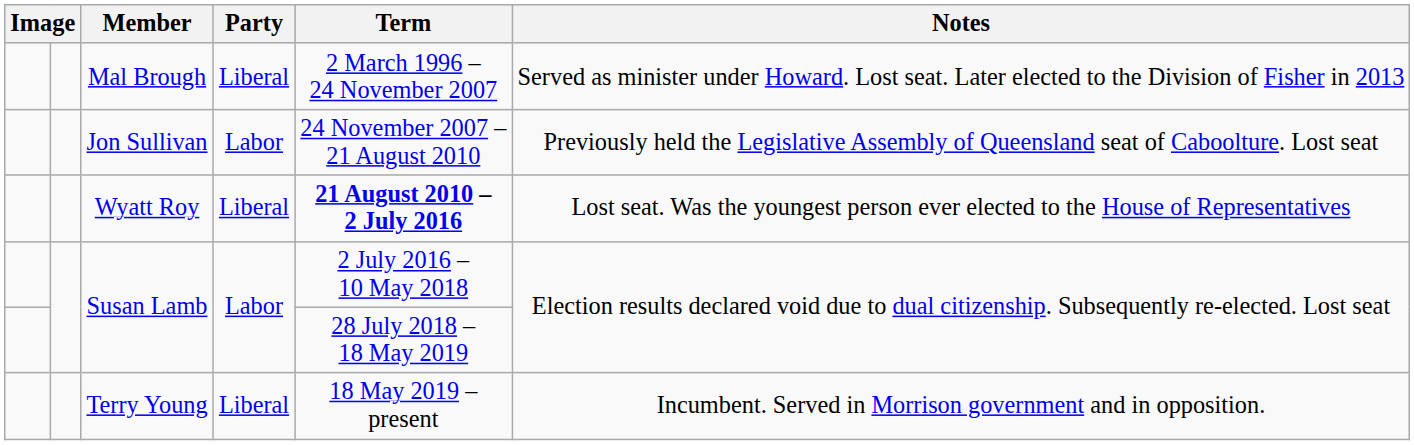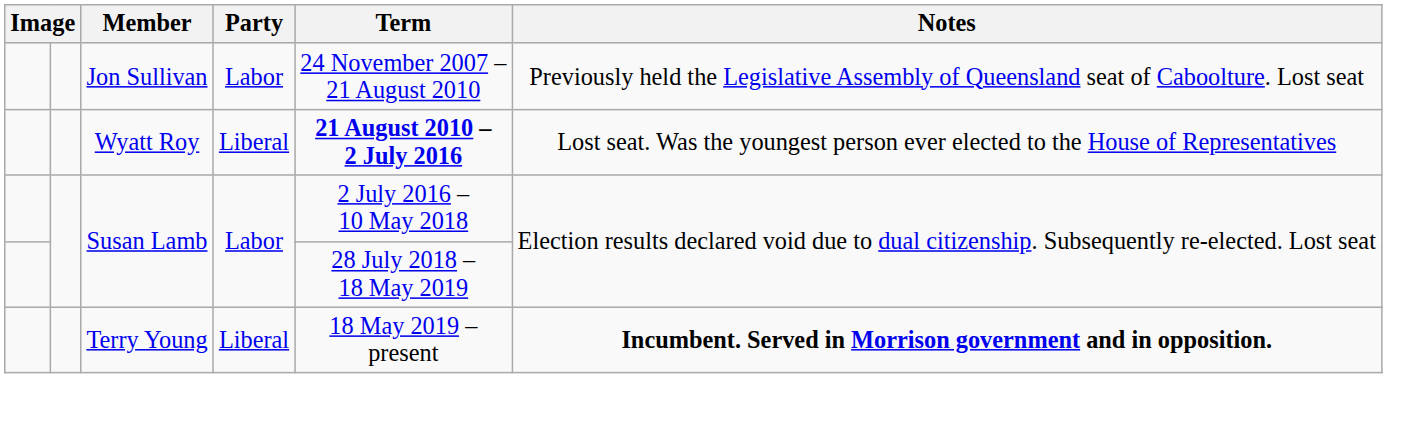- row: (147, 76)
(961, 405) normal -> (947, 339) bold
